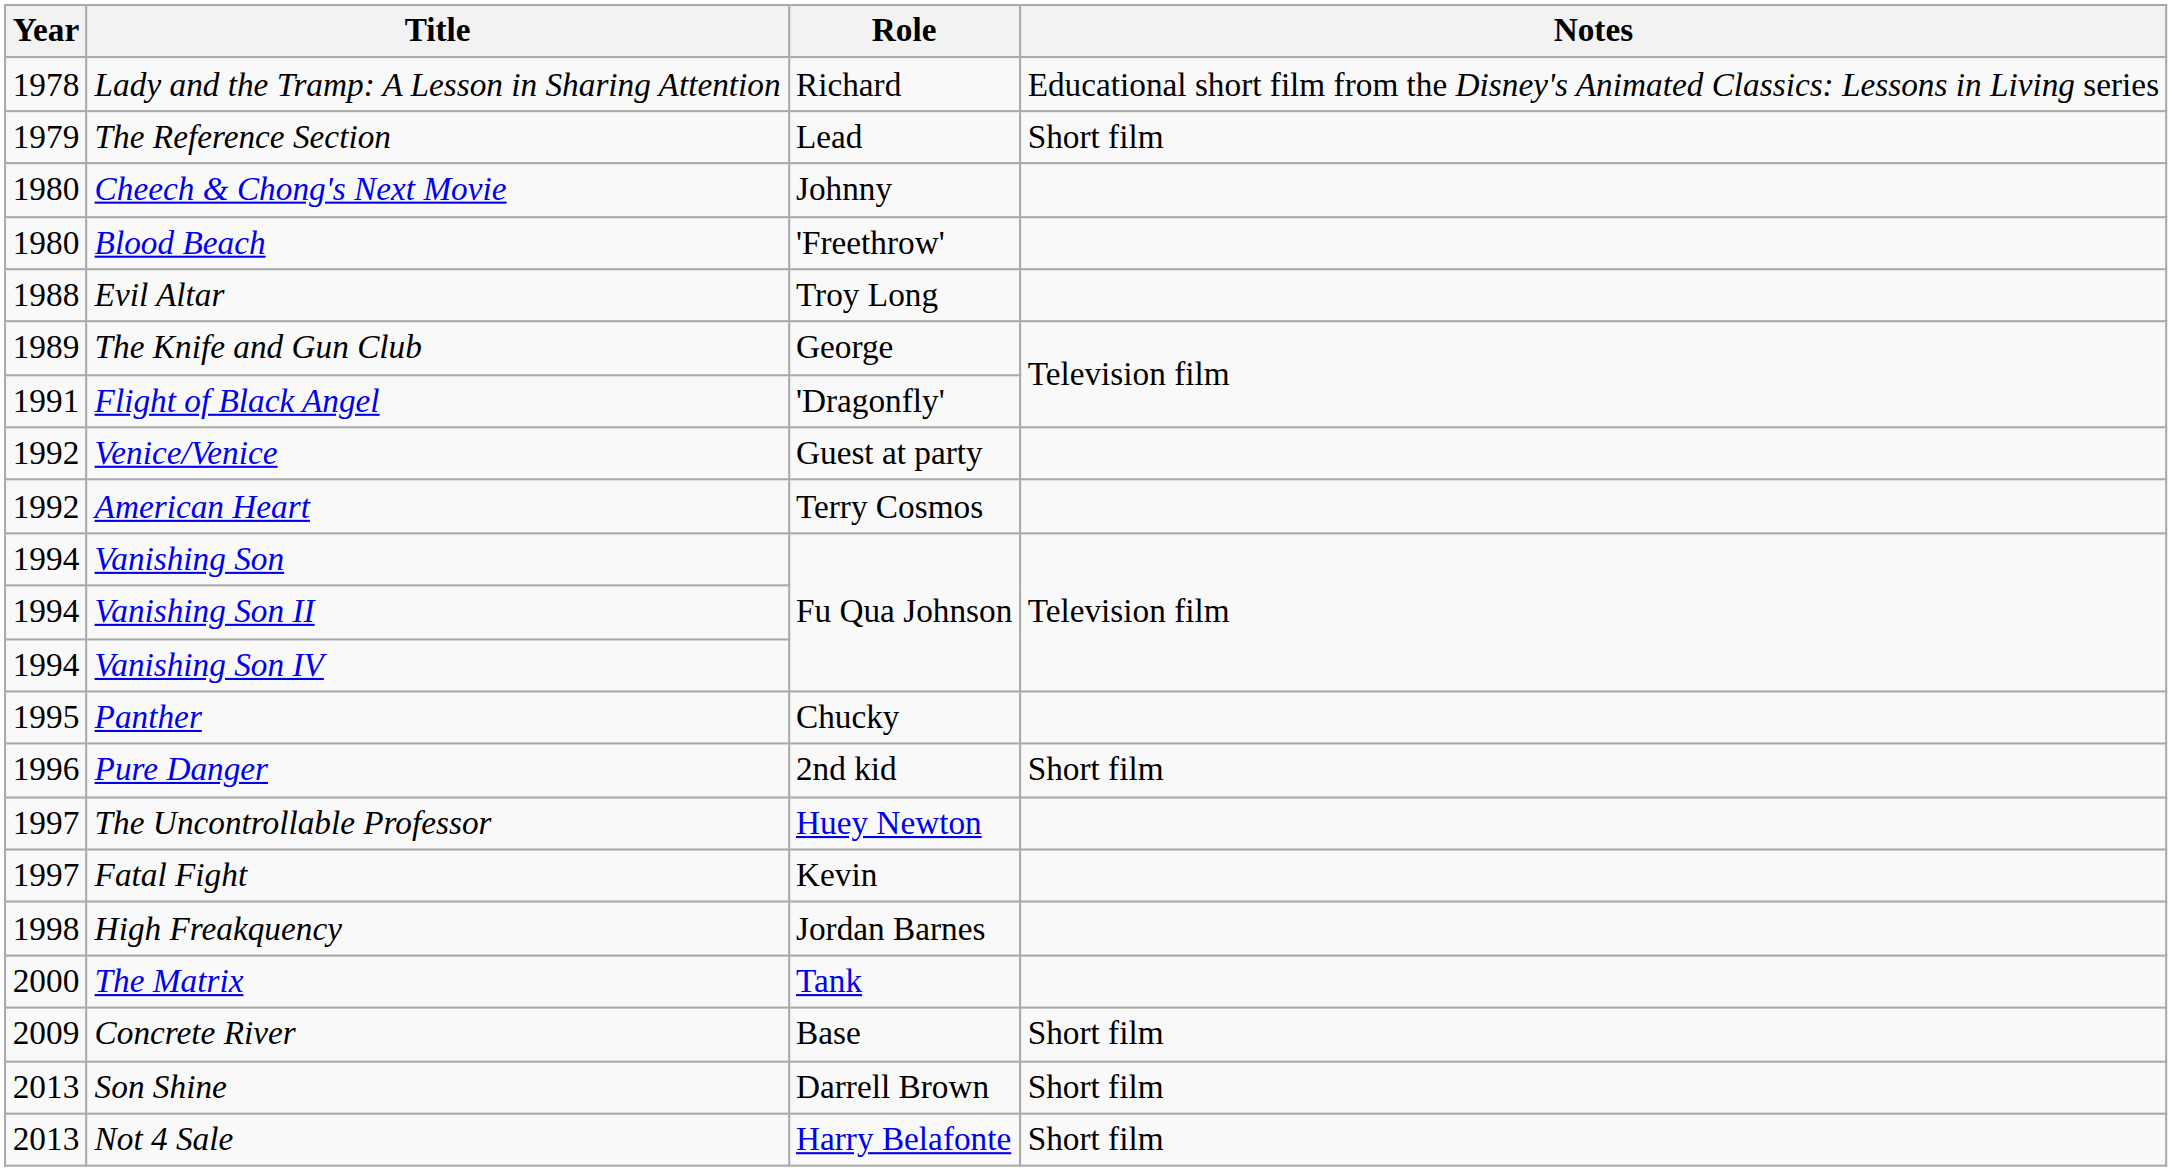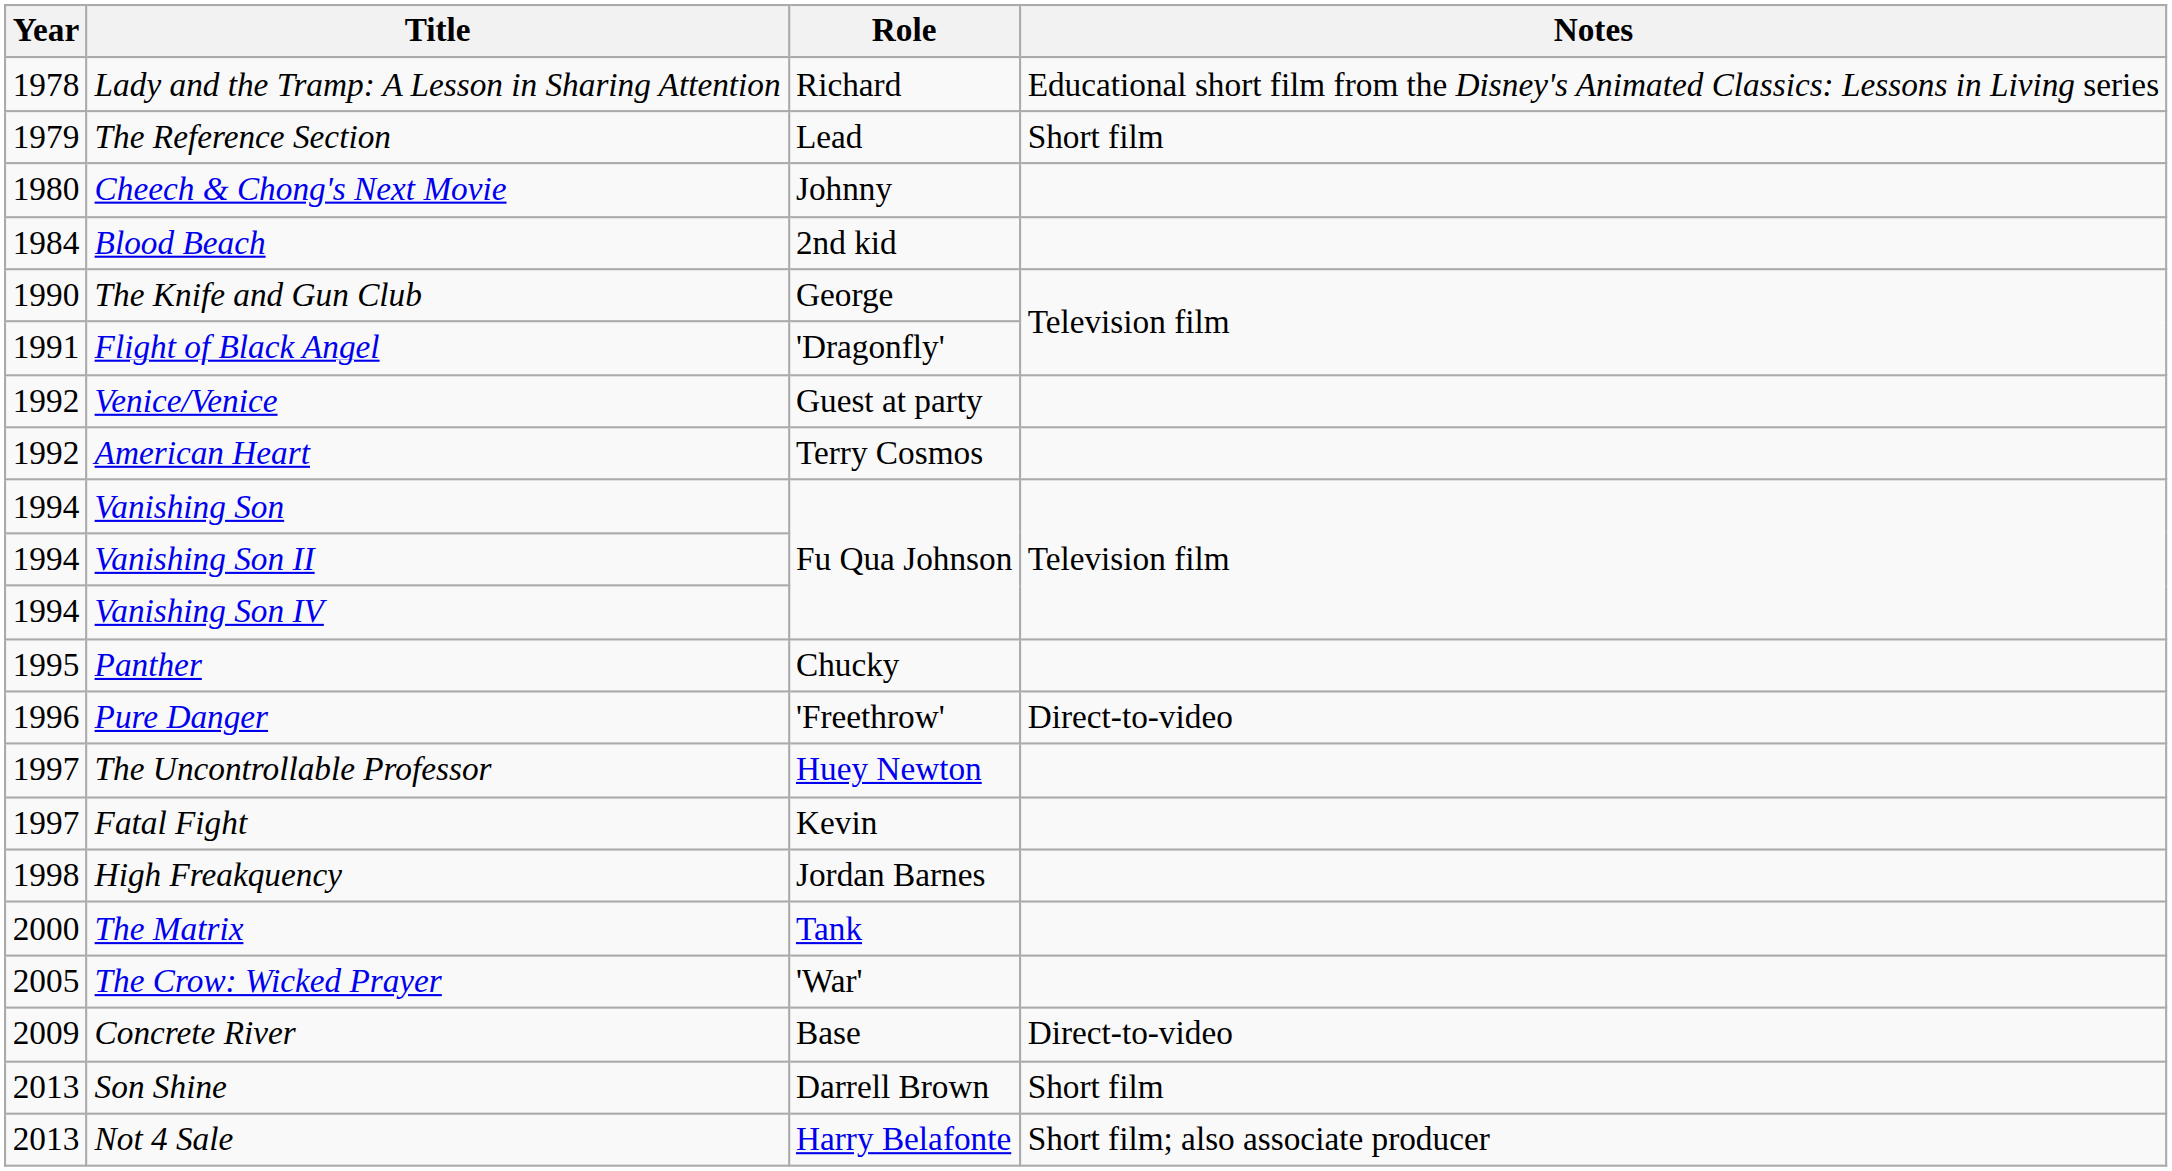(46, 242) 1980 -> (46, 242) 1984
(870, 242) 'Freethrow' -> (846, 242) 2nd kid
- row: (159, 294)
(46, 347) 1989 -> (46, 294) 1990
(846, 769) 2nd kid -> (870, 717) 'Freethrow'
(1096, 769) Short film -> (1130, 717) Direct-to-video
+ row: (268, 980)
(1096, 1033) Short film -> (1130, 1033) Direct-to-video
(1096, 1139) Short film -> (1259, 1139) Short film; also associate producer
